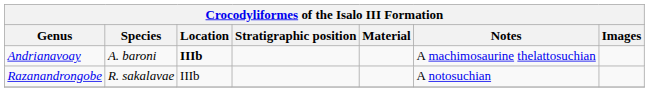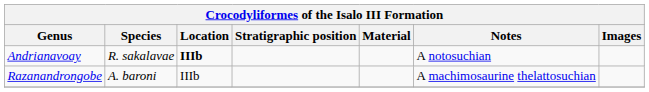(132, 55) A. baroni -> (141, 55) R. sakalavae
(506, 55) A machimosaurine thelattosuchian -> (454, 55) A notosuchian
(141, 76) R. sakalavae -> (132, 76) A. baroni
(454, 76) A notosuchian -> (506, 76) A machimosaurine thelattosuchian
